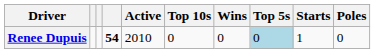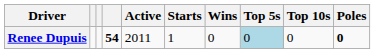columns swapped: (313, 15) <-> (189, 15)
(138, 37) 2010 -> (138, 37) 2011
(340, 37) normal -> (340, 37) bold
